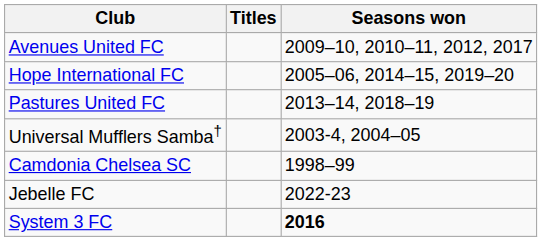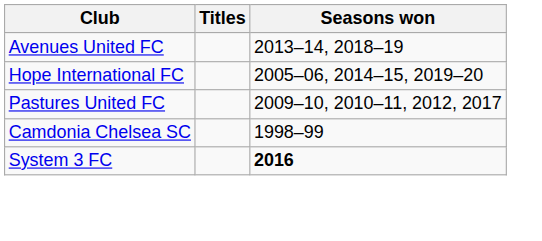(409, 47) 2009–10, 2010–11, 2012, 2017 -> (329, 47) 2013–14, 2018–19
(360, 103) 2013–14, 2018–19 -> (378, 103) 2009–10, 2010–11, 2012, 2017
- row: (115, 134)
- row: (52, 194)
